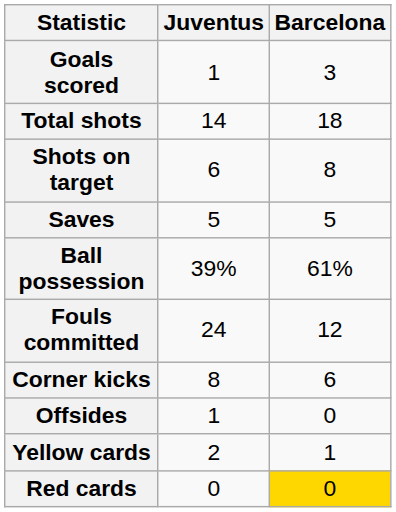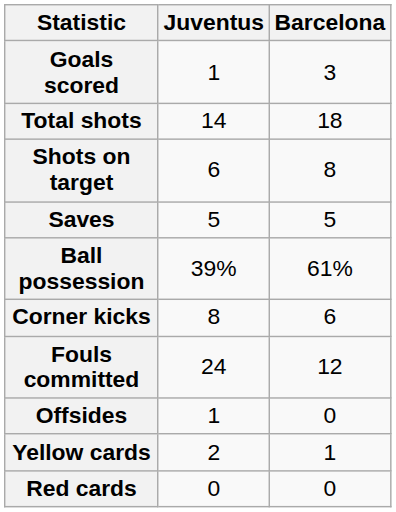rows swapped: (81, 379) <-> (81, 330)
(330, 488) gold background -> (330, 488) no background
